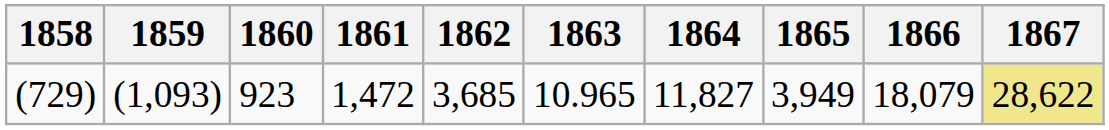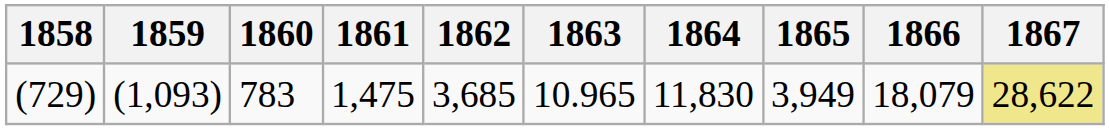(267, 93) 923 -> (267, 93) 783
(373, 93) 1,472 -> (373, 93) 1,475
(703, 93) 11,827 -> (703, 93) 11,830
